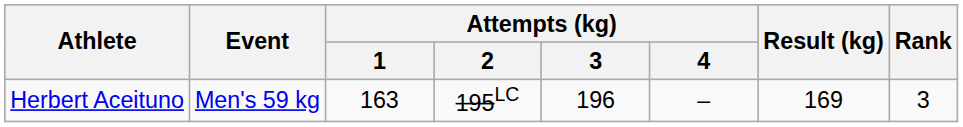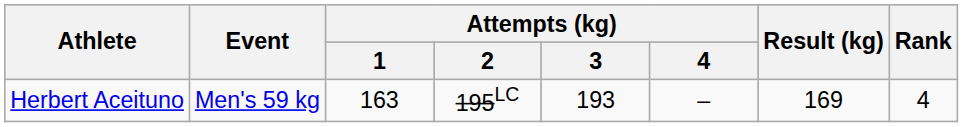(596, 100) 196 -> (596, 100) 193
(923, 100) 3 -> (923, 100) 4
